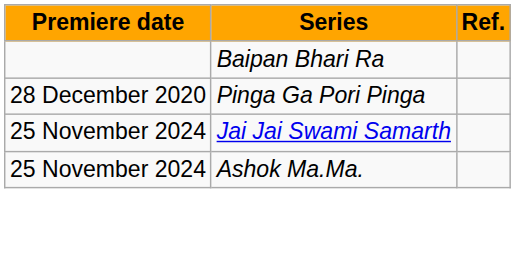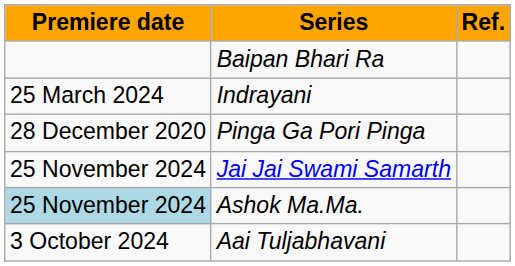+ row: (264, 95)
(108, 168) no background -> (108, 205) lightblue background
+ row: (301, 242)
